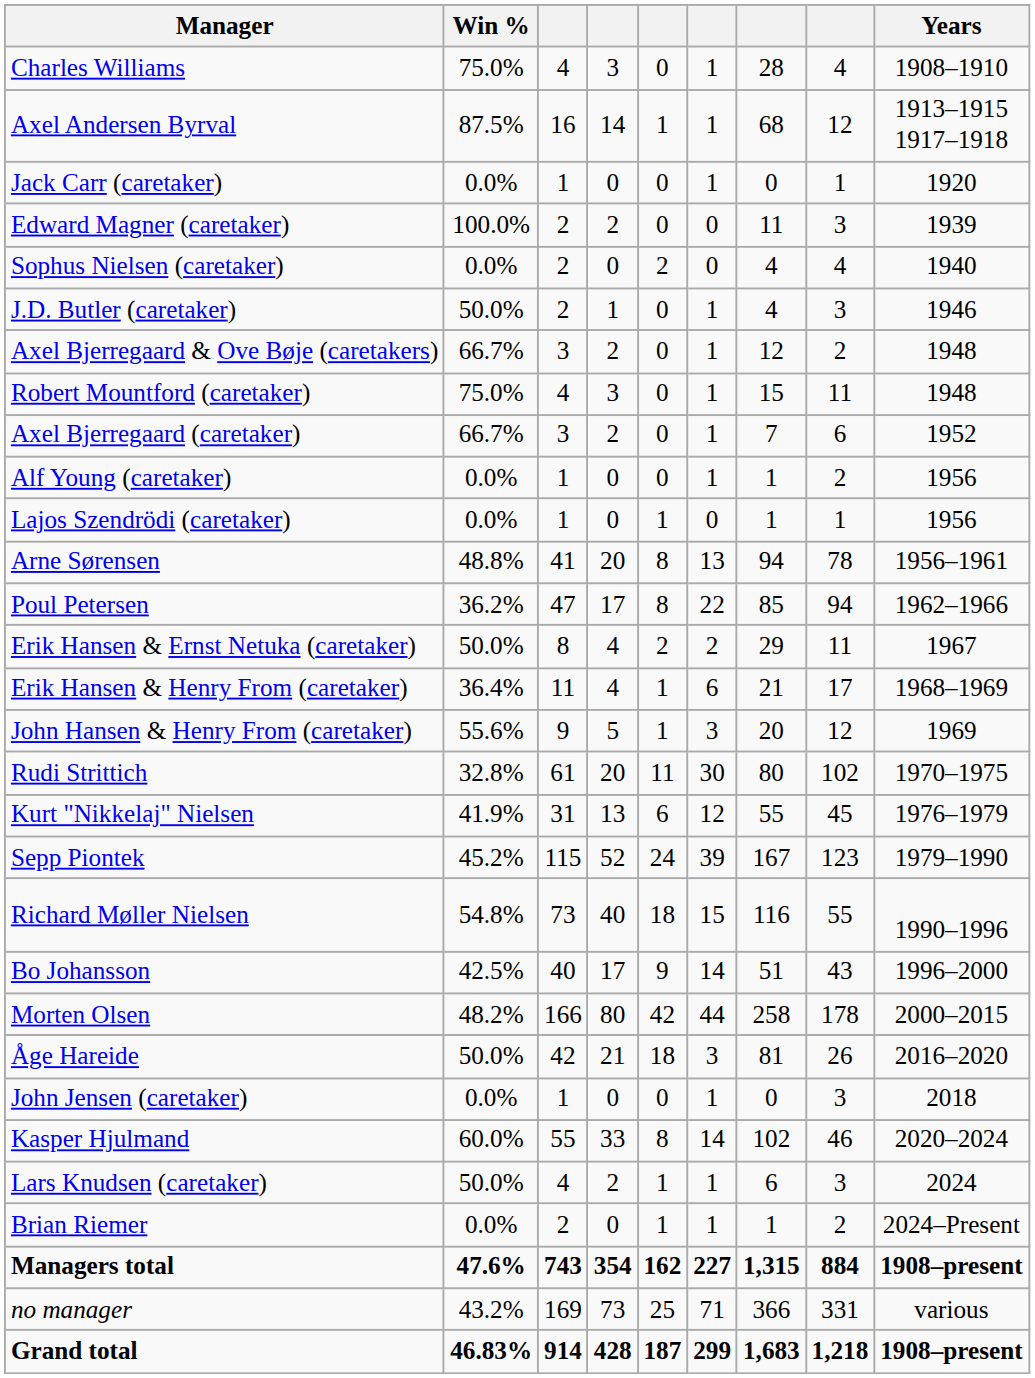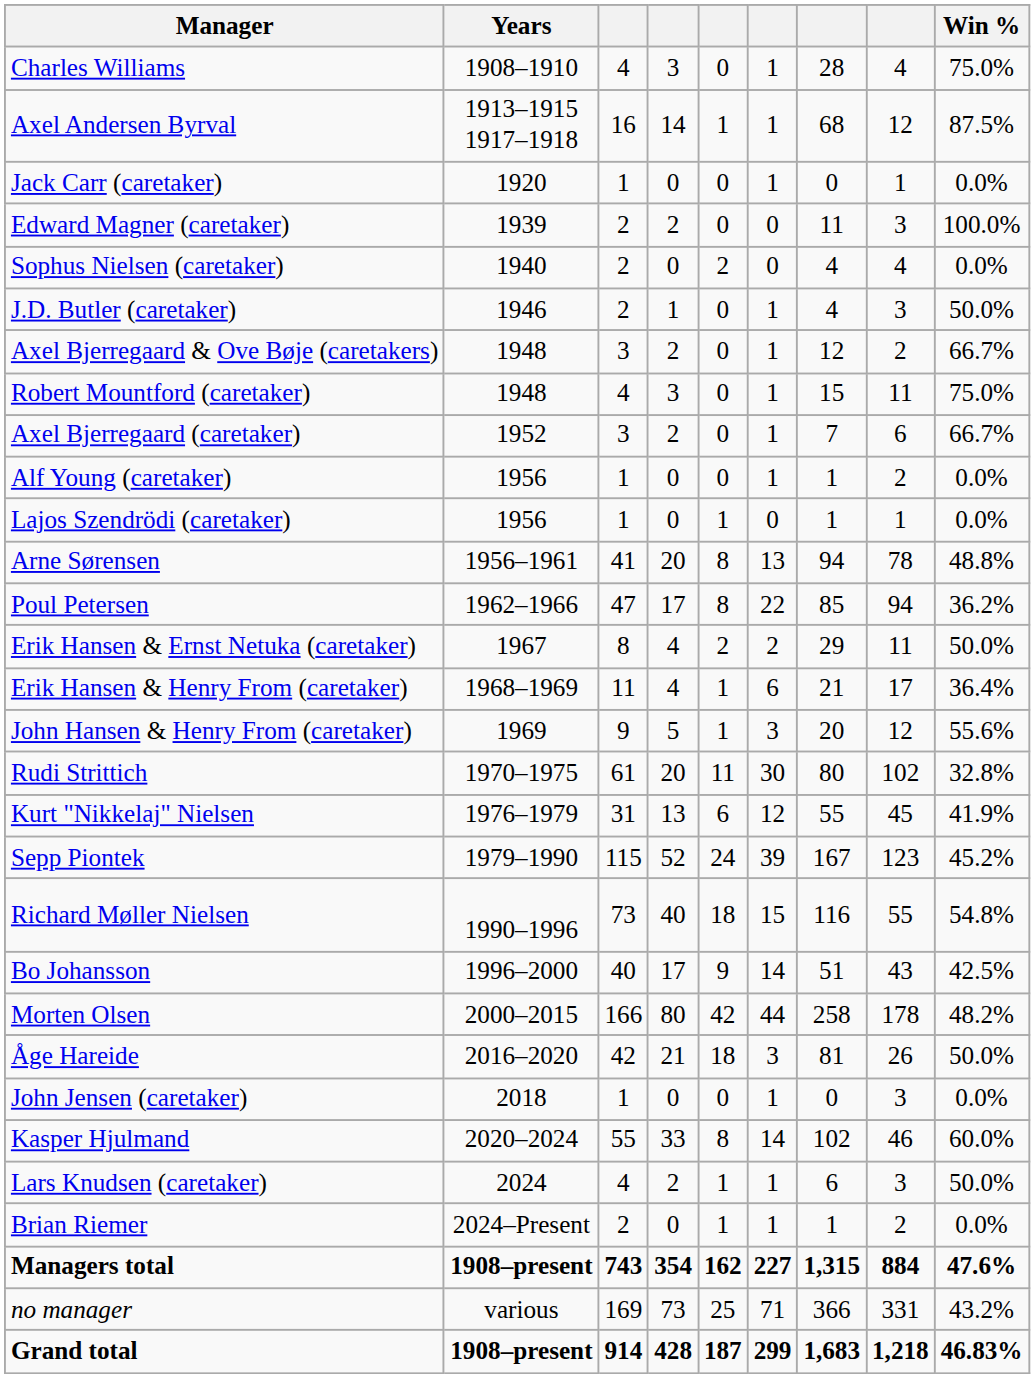columns swapped: (951, 25) <-> (491, 25)
